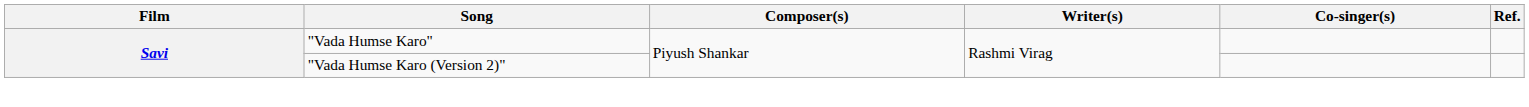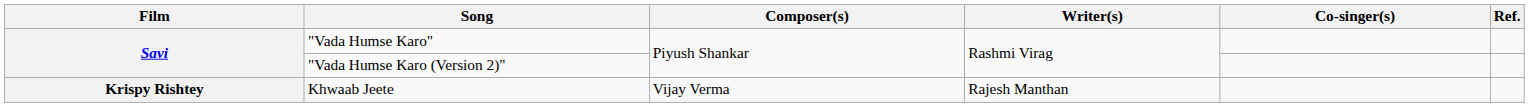+ row: (351, 89)
